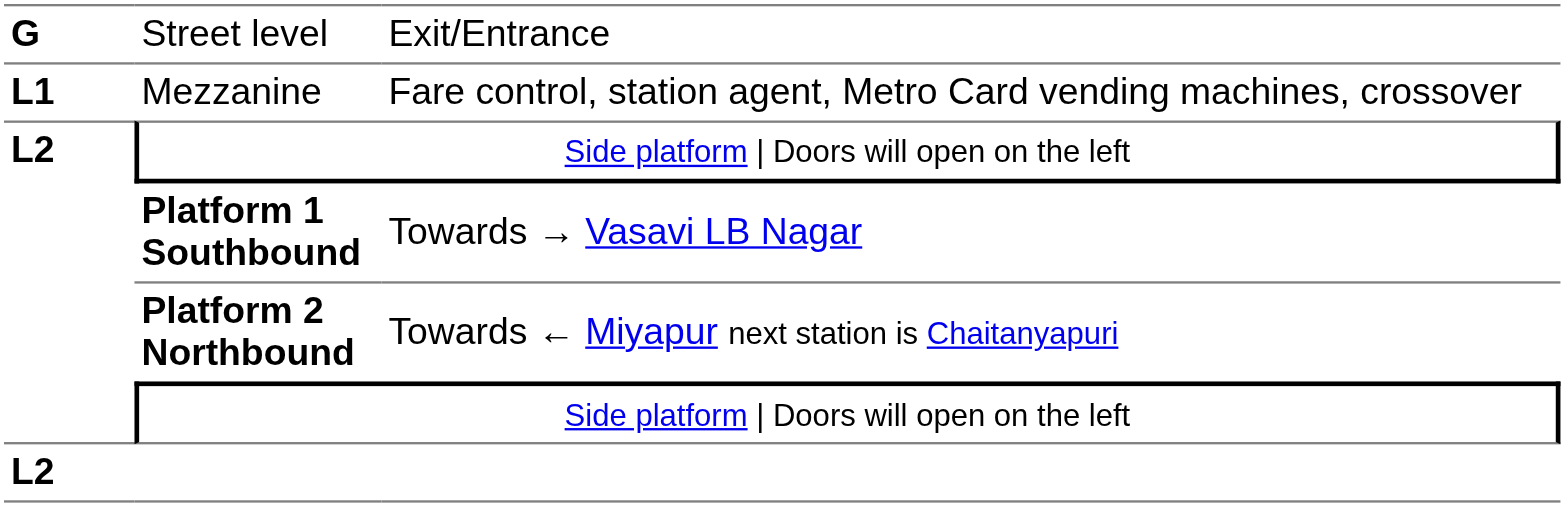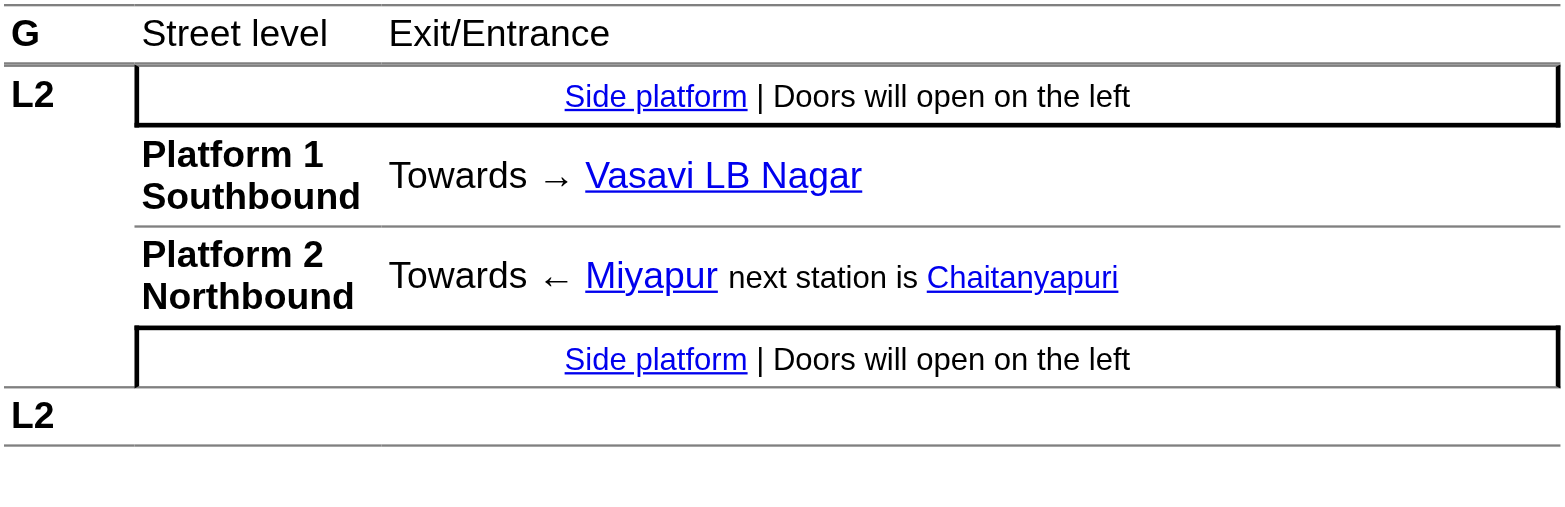- row: (232, 91)
